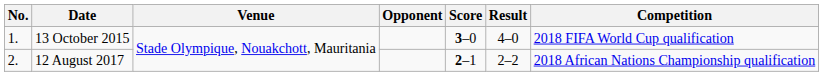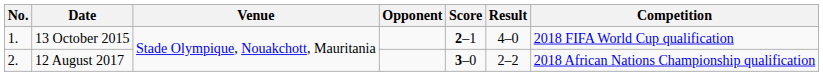(466, 37) 3–0 -> (466, 37) 2–1
(466, 60) 2–1 -> (466, 60) 3–0
